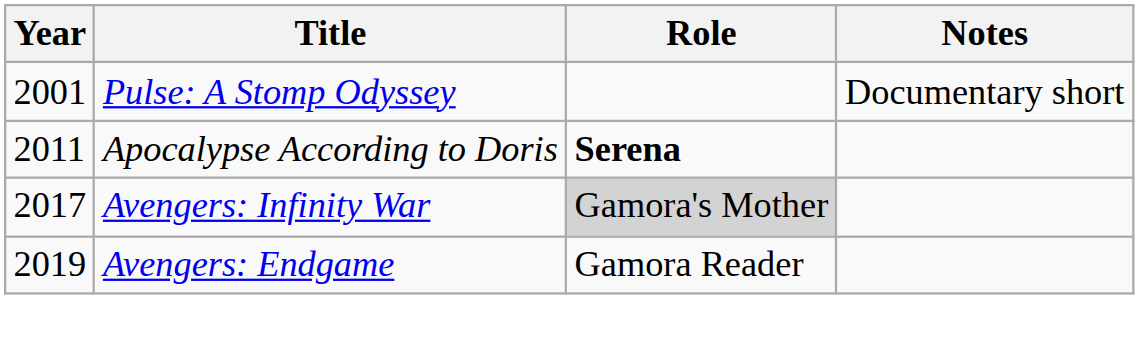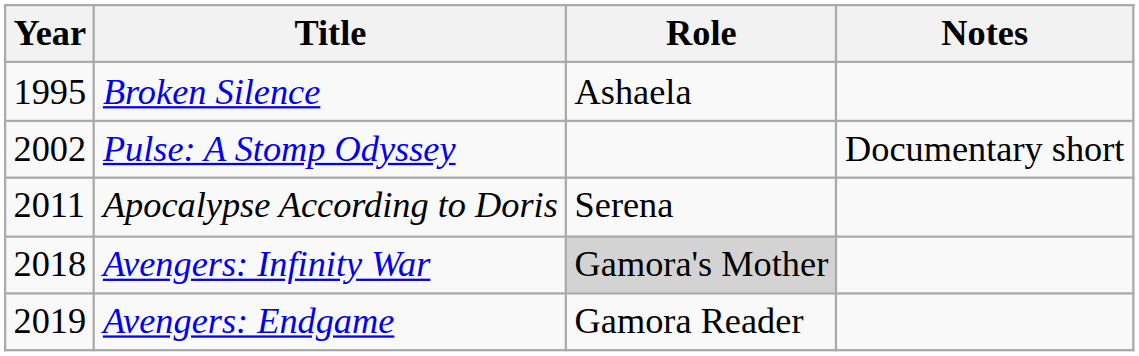+ row: (212, 90)
(50, 90) 2001 -> (50, 148) 2002
(628, 148) bold -> (624, 206) normal
(50, 206) 2017 -> (50, 263) 2018
